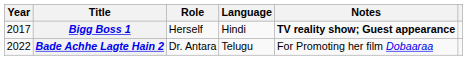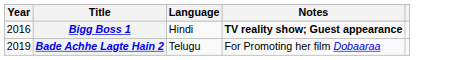- column: (193, 13)
(19, 30) 2017 -> (19, 30) 2016
(19, 47) 2022 -> (19, 47) 2019
